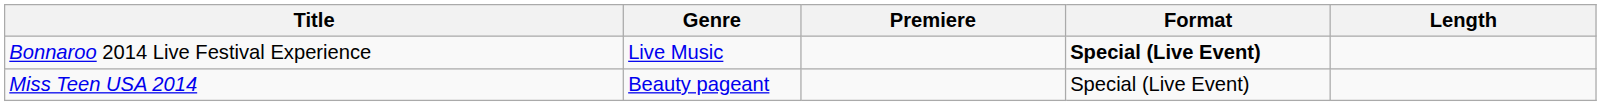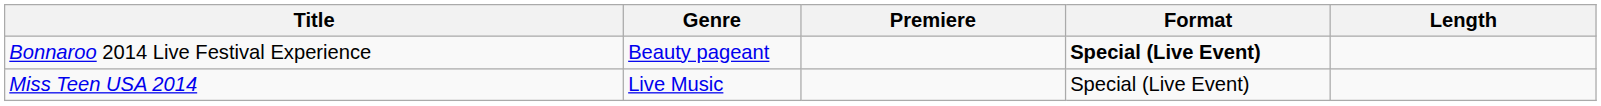(676, 52) Live Music -> (699, 52) Beauty pageant
(699, 84) Beauty pageant -> (676, 84) Live Music
